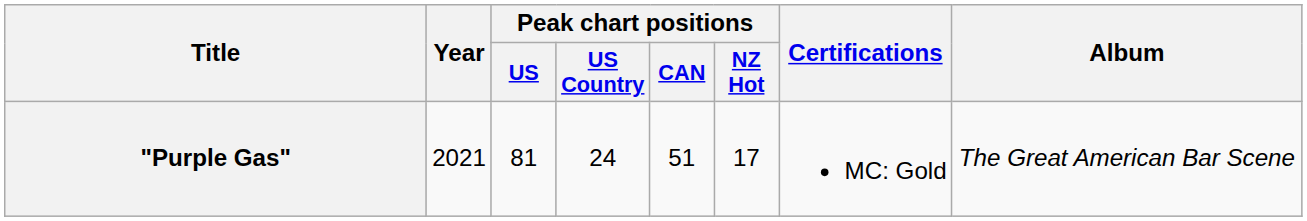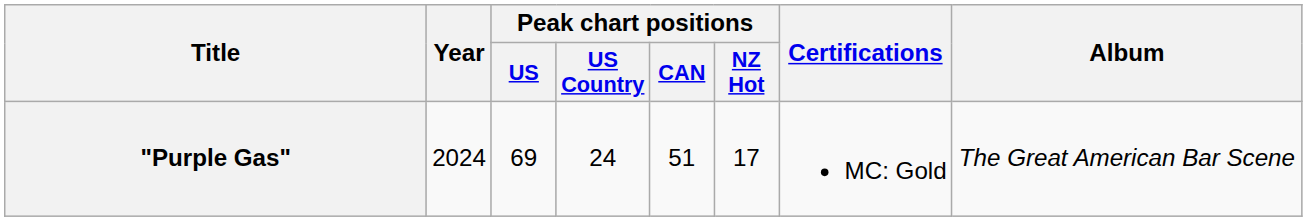(459, 158) 2021 -> (459, 158) 2024
(524, 158) 81 -> (524, 158) 69
